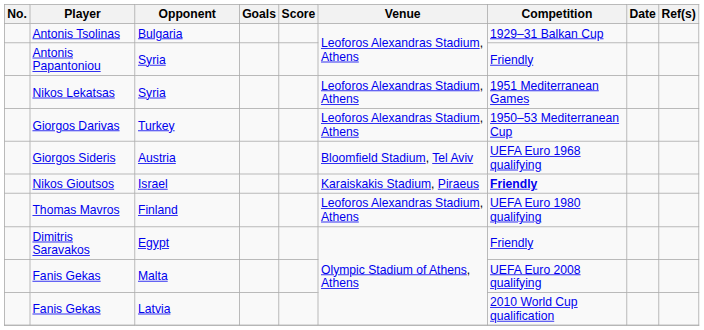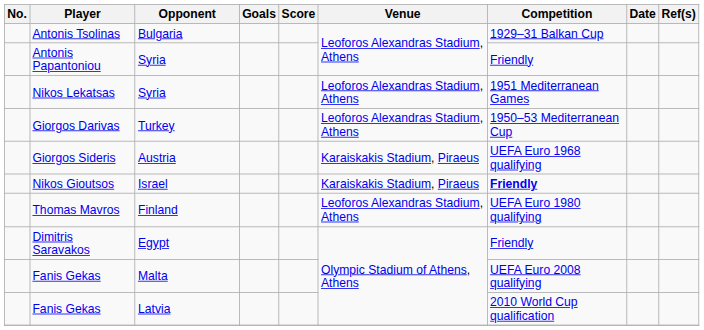(397, 158) Bloomfield Stadium, Tel Aviv -> (400, 158) Karaiskakis Stadium, Piraeus
